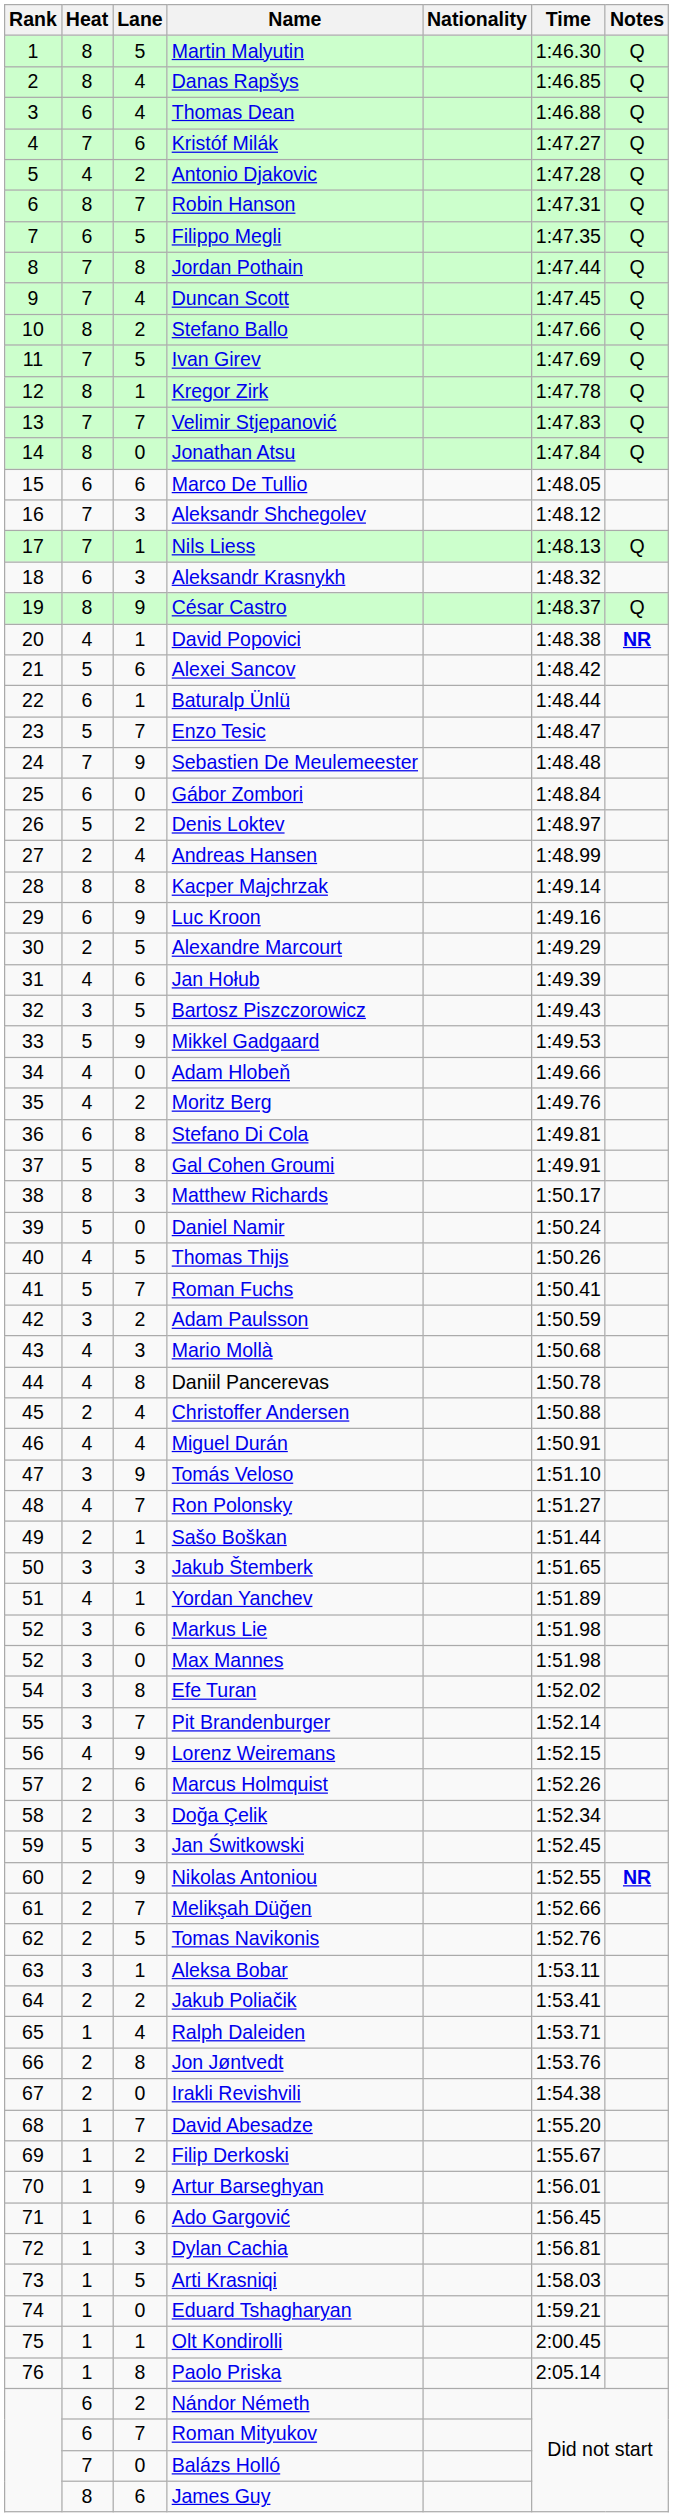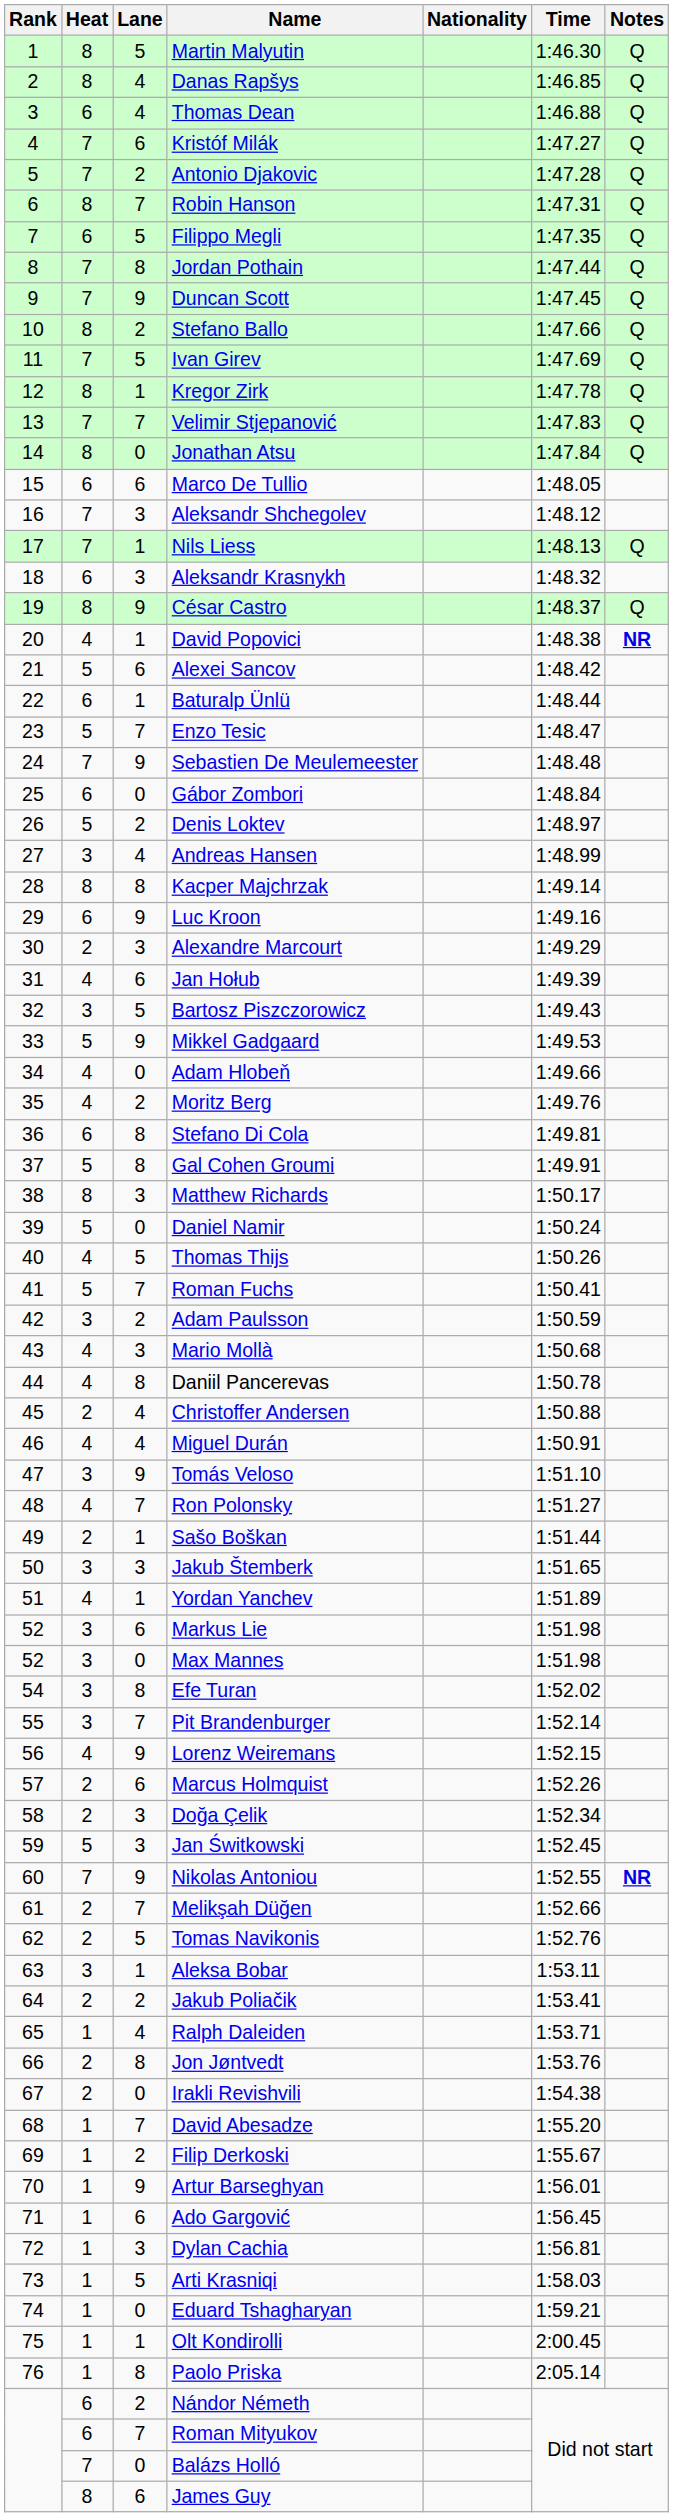(87, 174) 4 -> (87, 174) 7
(140, 298) 4 -> (140, 298) 9
(87, 855) 2 -> (87, 855) 3
(140, 948) 5 -> (140, 948) 3
(87, 1877) 2 -> (87, 1877) 7
